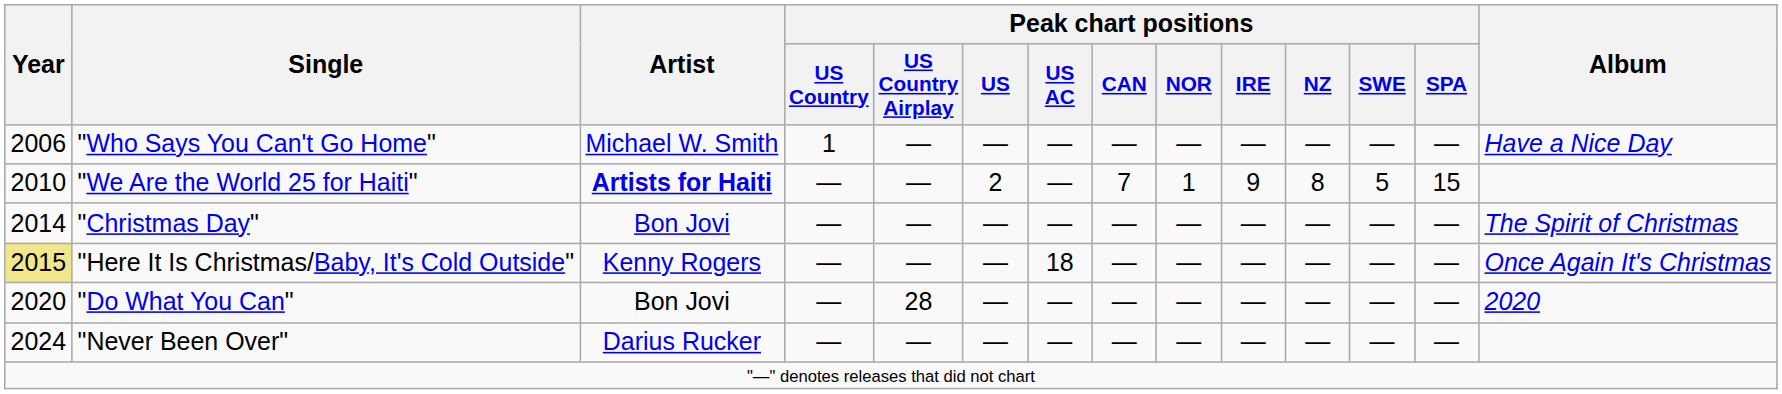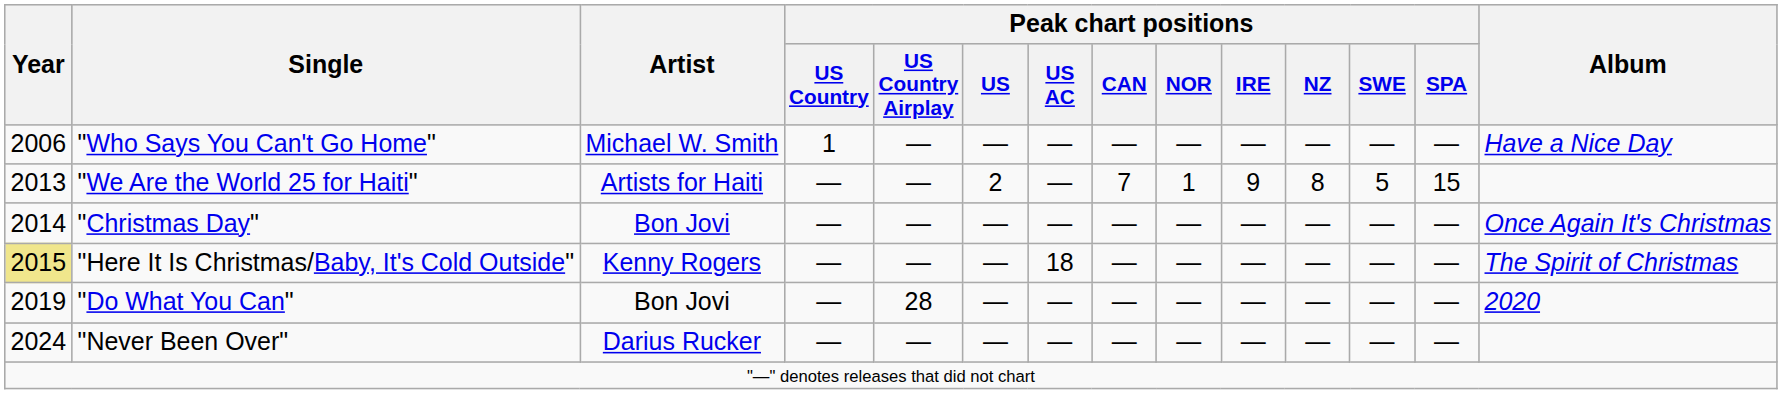(38, 183) 2010 -> (38, 183) 2013
(682, 183) bold -> (682, 183) normal
(1611, 223) The Spirit of Christmas -> (1628, 223) Once Again It's Christmas
(1628, 262) Once Again It's Christmas -> (1611, 262) The Spirit of Christmas
(38, 302) 2020 -> (38, 302) 2019
